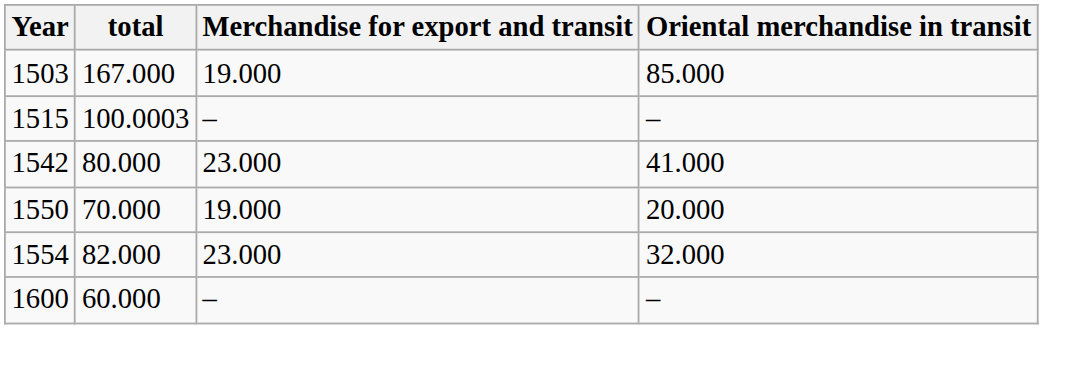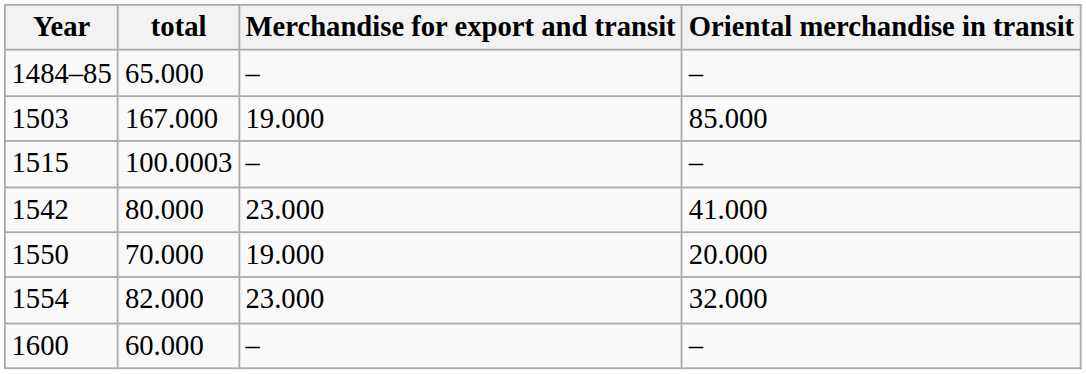+ row: (62, 72)
